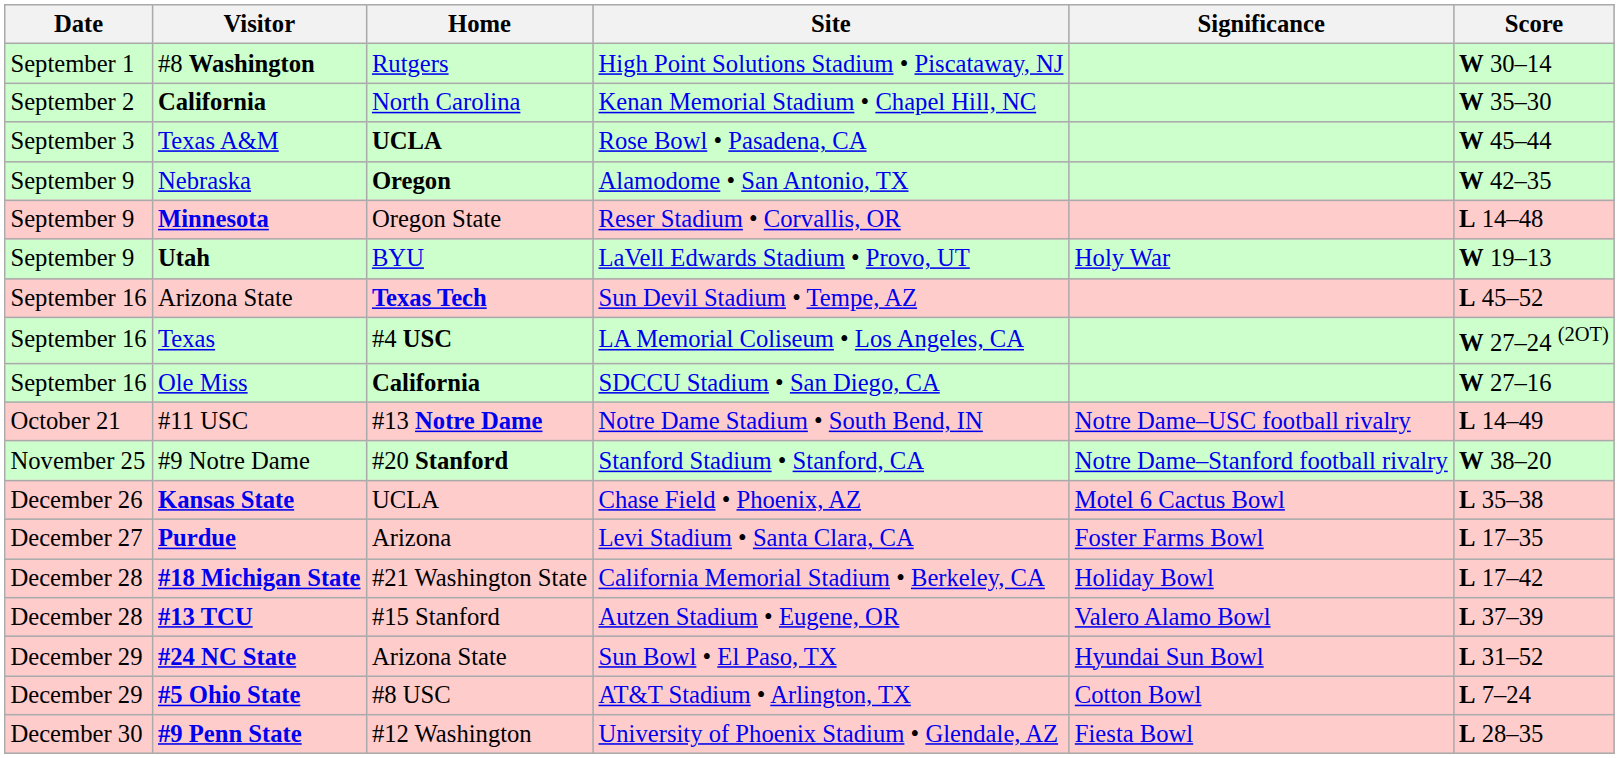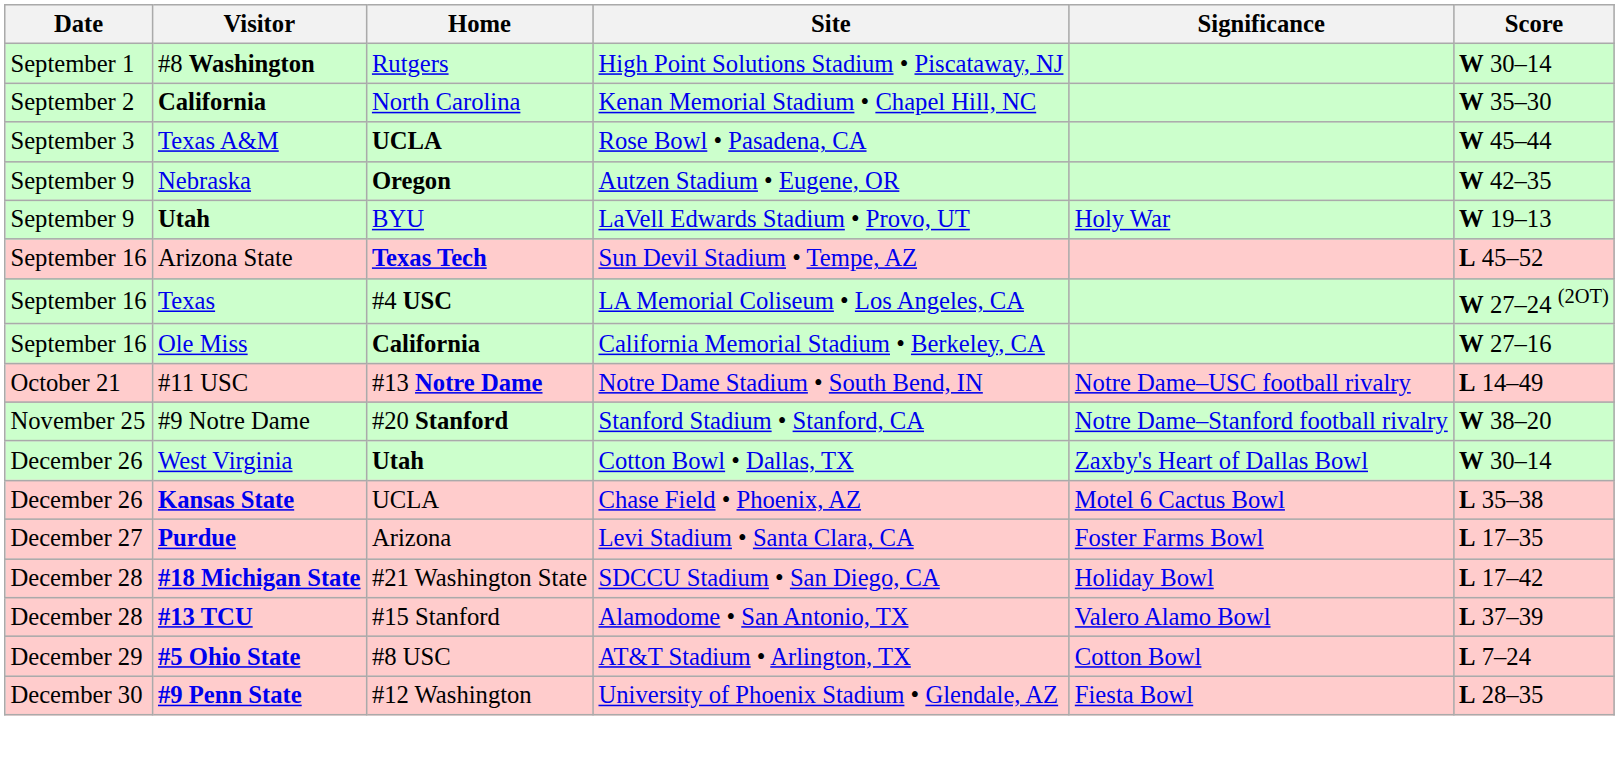(753, 180) Alamodome • San Antonio, TX -> (749, 180) Autzen Stadium • Eugene, OR
- row: (213, 219)
(769, 382) SDCCU Stadium • San Diego, CA -> (822, 343) California Memorial Stadium • Berkeley, CA
+ row: (225, 460)
(822, 577) California Memorial Stadium • Berkeley, CA -> (769, 577) SDCCU Stadium • San Diego, CA
(749, 616) Autzen Stadium • Eugene, OR -> (753, 616) Alamodome • San Antonio, TX
- row: (227, 655)
